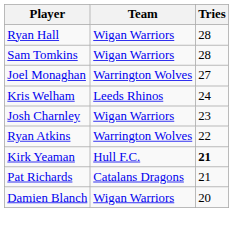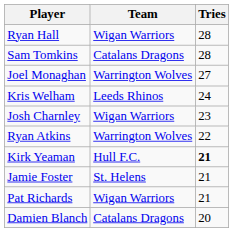(134, 55) Wigan Warriors -> (139, 55) Catalans Dragons
+ row: (40, 177)
(139, 177) Catalans Dragons -> (134, 197) Wigan Warriors
(134, 197) Wigan Warriors -> (139, 217) Catalans Dragons
